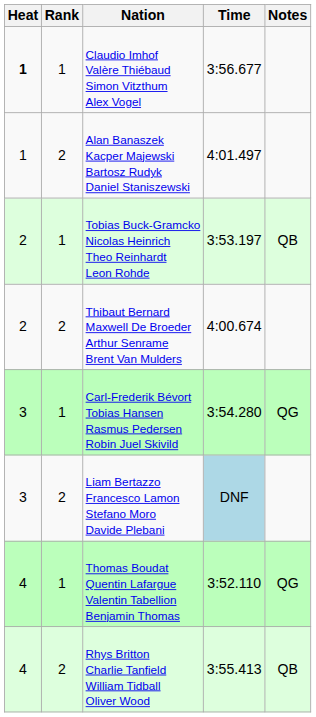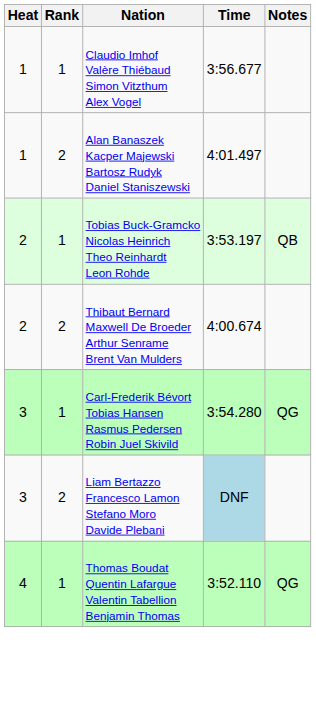(23, 69) bold -> (23, 69) normal
- row: (126, 678)
